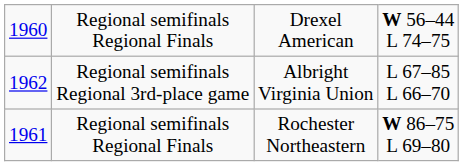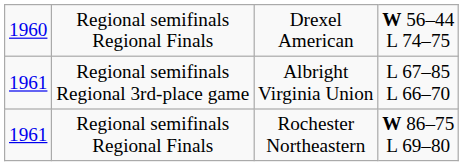(28, 82) 1962 -> (28, 82) 1961
